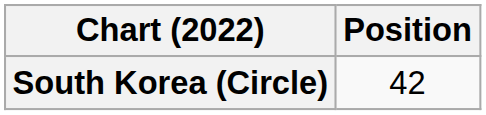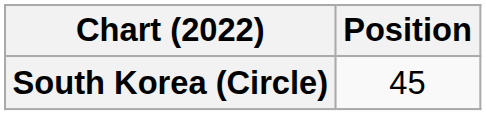(408, 82) 42 -> (408, 82) 45
